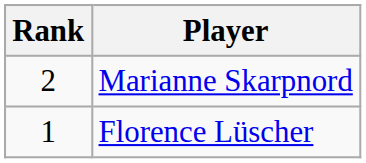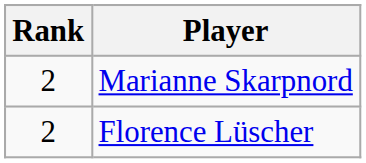(48, 131) 1 -> (48, 131) 2
